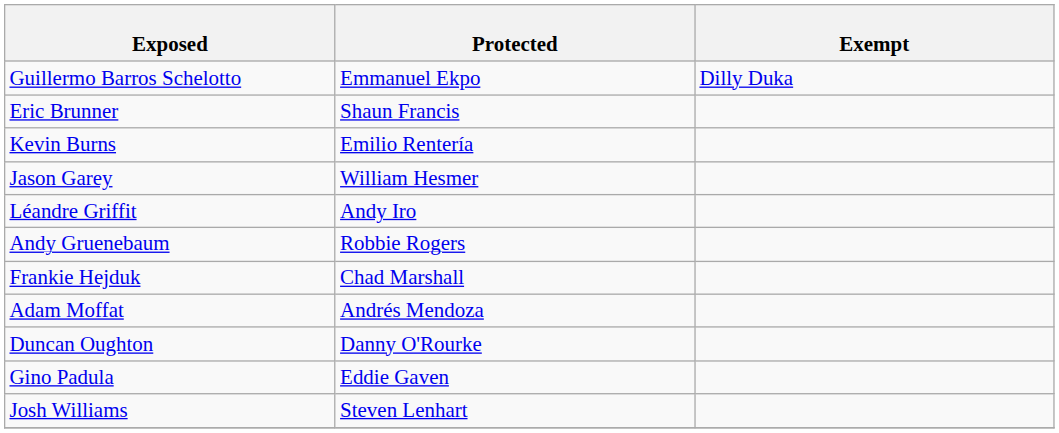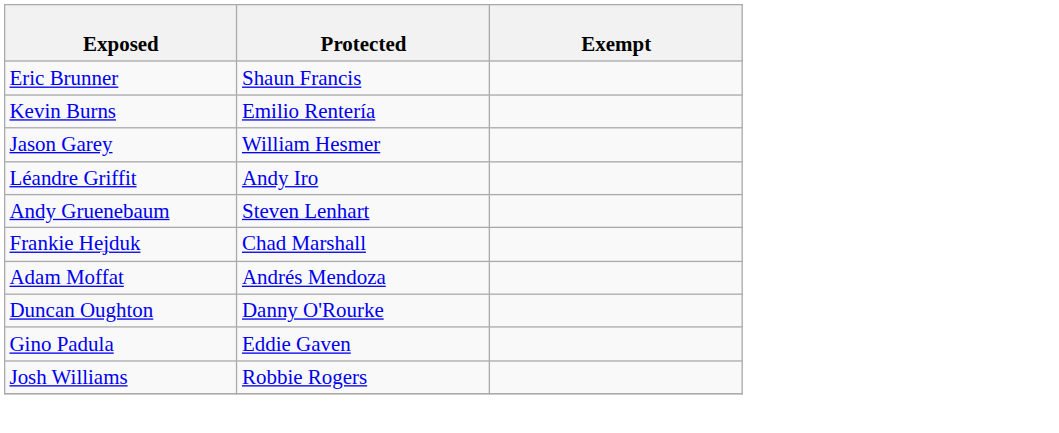- row: (125, 77)
(403, 244) Robbie Rogers -> (306, 210) Steven Lenhart
(404, 410) Steven Lenhart -> (305, 377) Robbie Rogers
